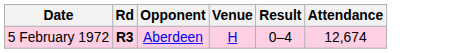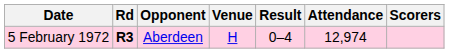+ column: (415, 16)
(345, 37) 12,674 -> (345, 37) 12,974
